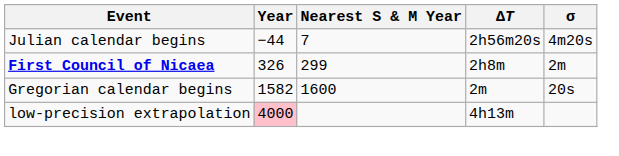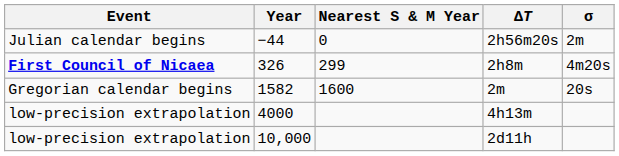(305, 41) 7 -> (323, 41) 0
(570, 41) 4m20s -> (575, 41) 2m
(557, 65) 2m -> (588, 65) 4m20s
(275, 114) pink background -> (275, 114) no background
+ row: (509, 139)
